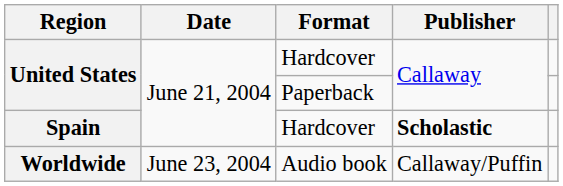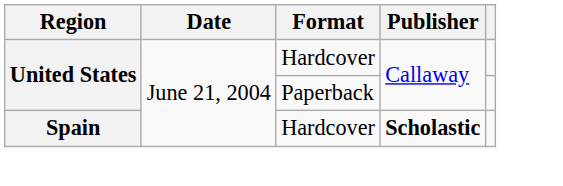- row: (73, 163)
